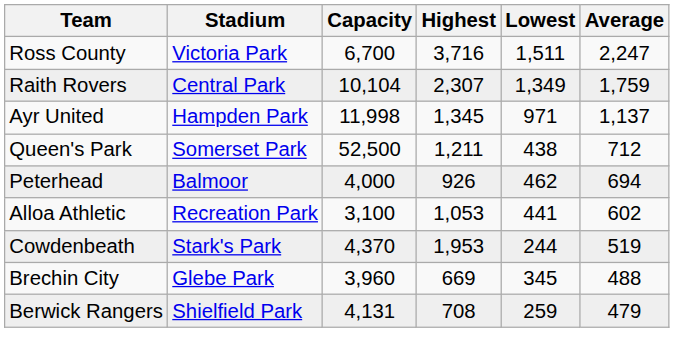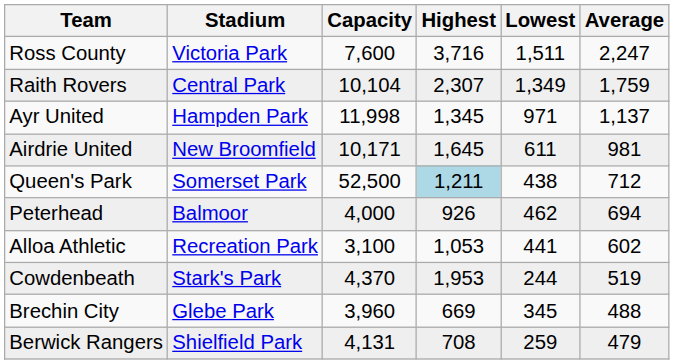(370, 52) 6,700 -> (370, 52) 7,600
+ row: (71, 149)
(459, 149) no background -> (459, 181) lightblue background
